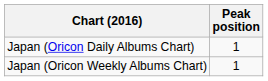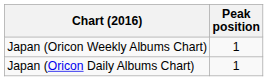rows swapped: (101, 47) <-> (107, 66)
